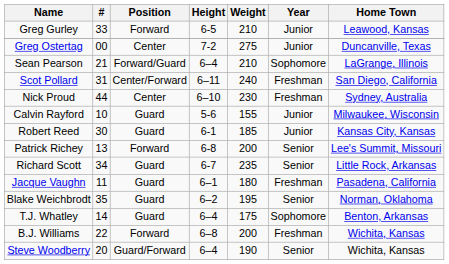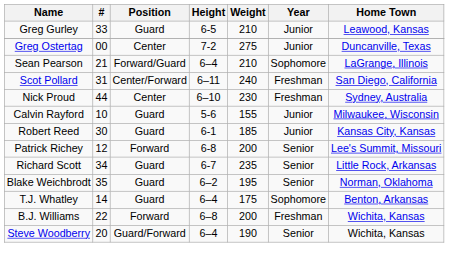(150, 30) Forward -> (150, 30) Guard
(102, 149) 13 -> (102, 149) 12
- row: (49, 183)
